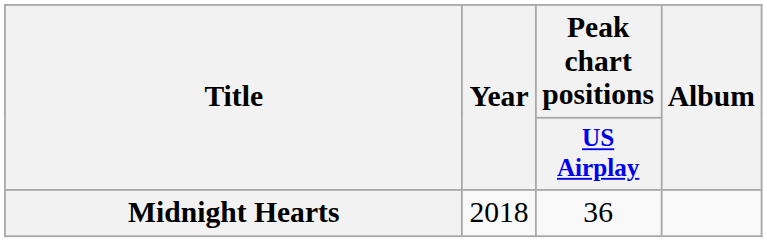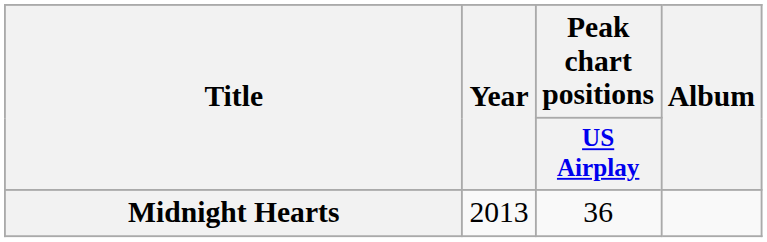(499, 212) 2018 -> (499, 212) 2013
